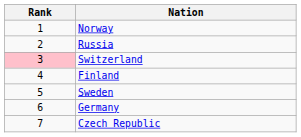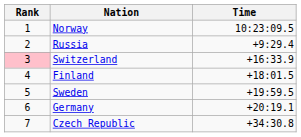+ column: (244, 12)
